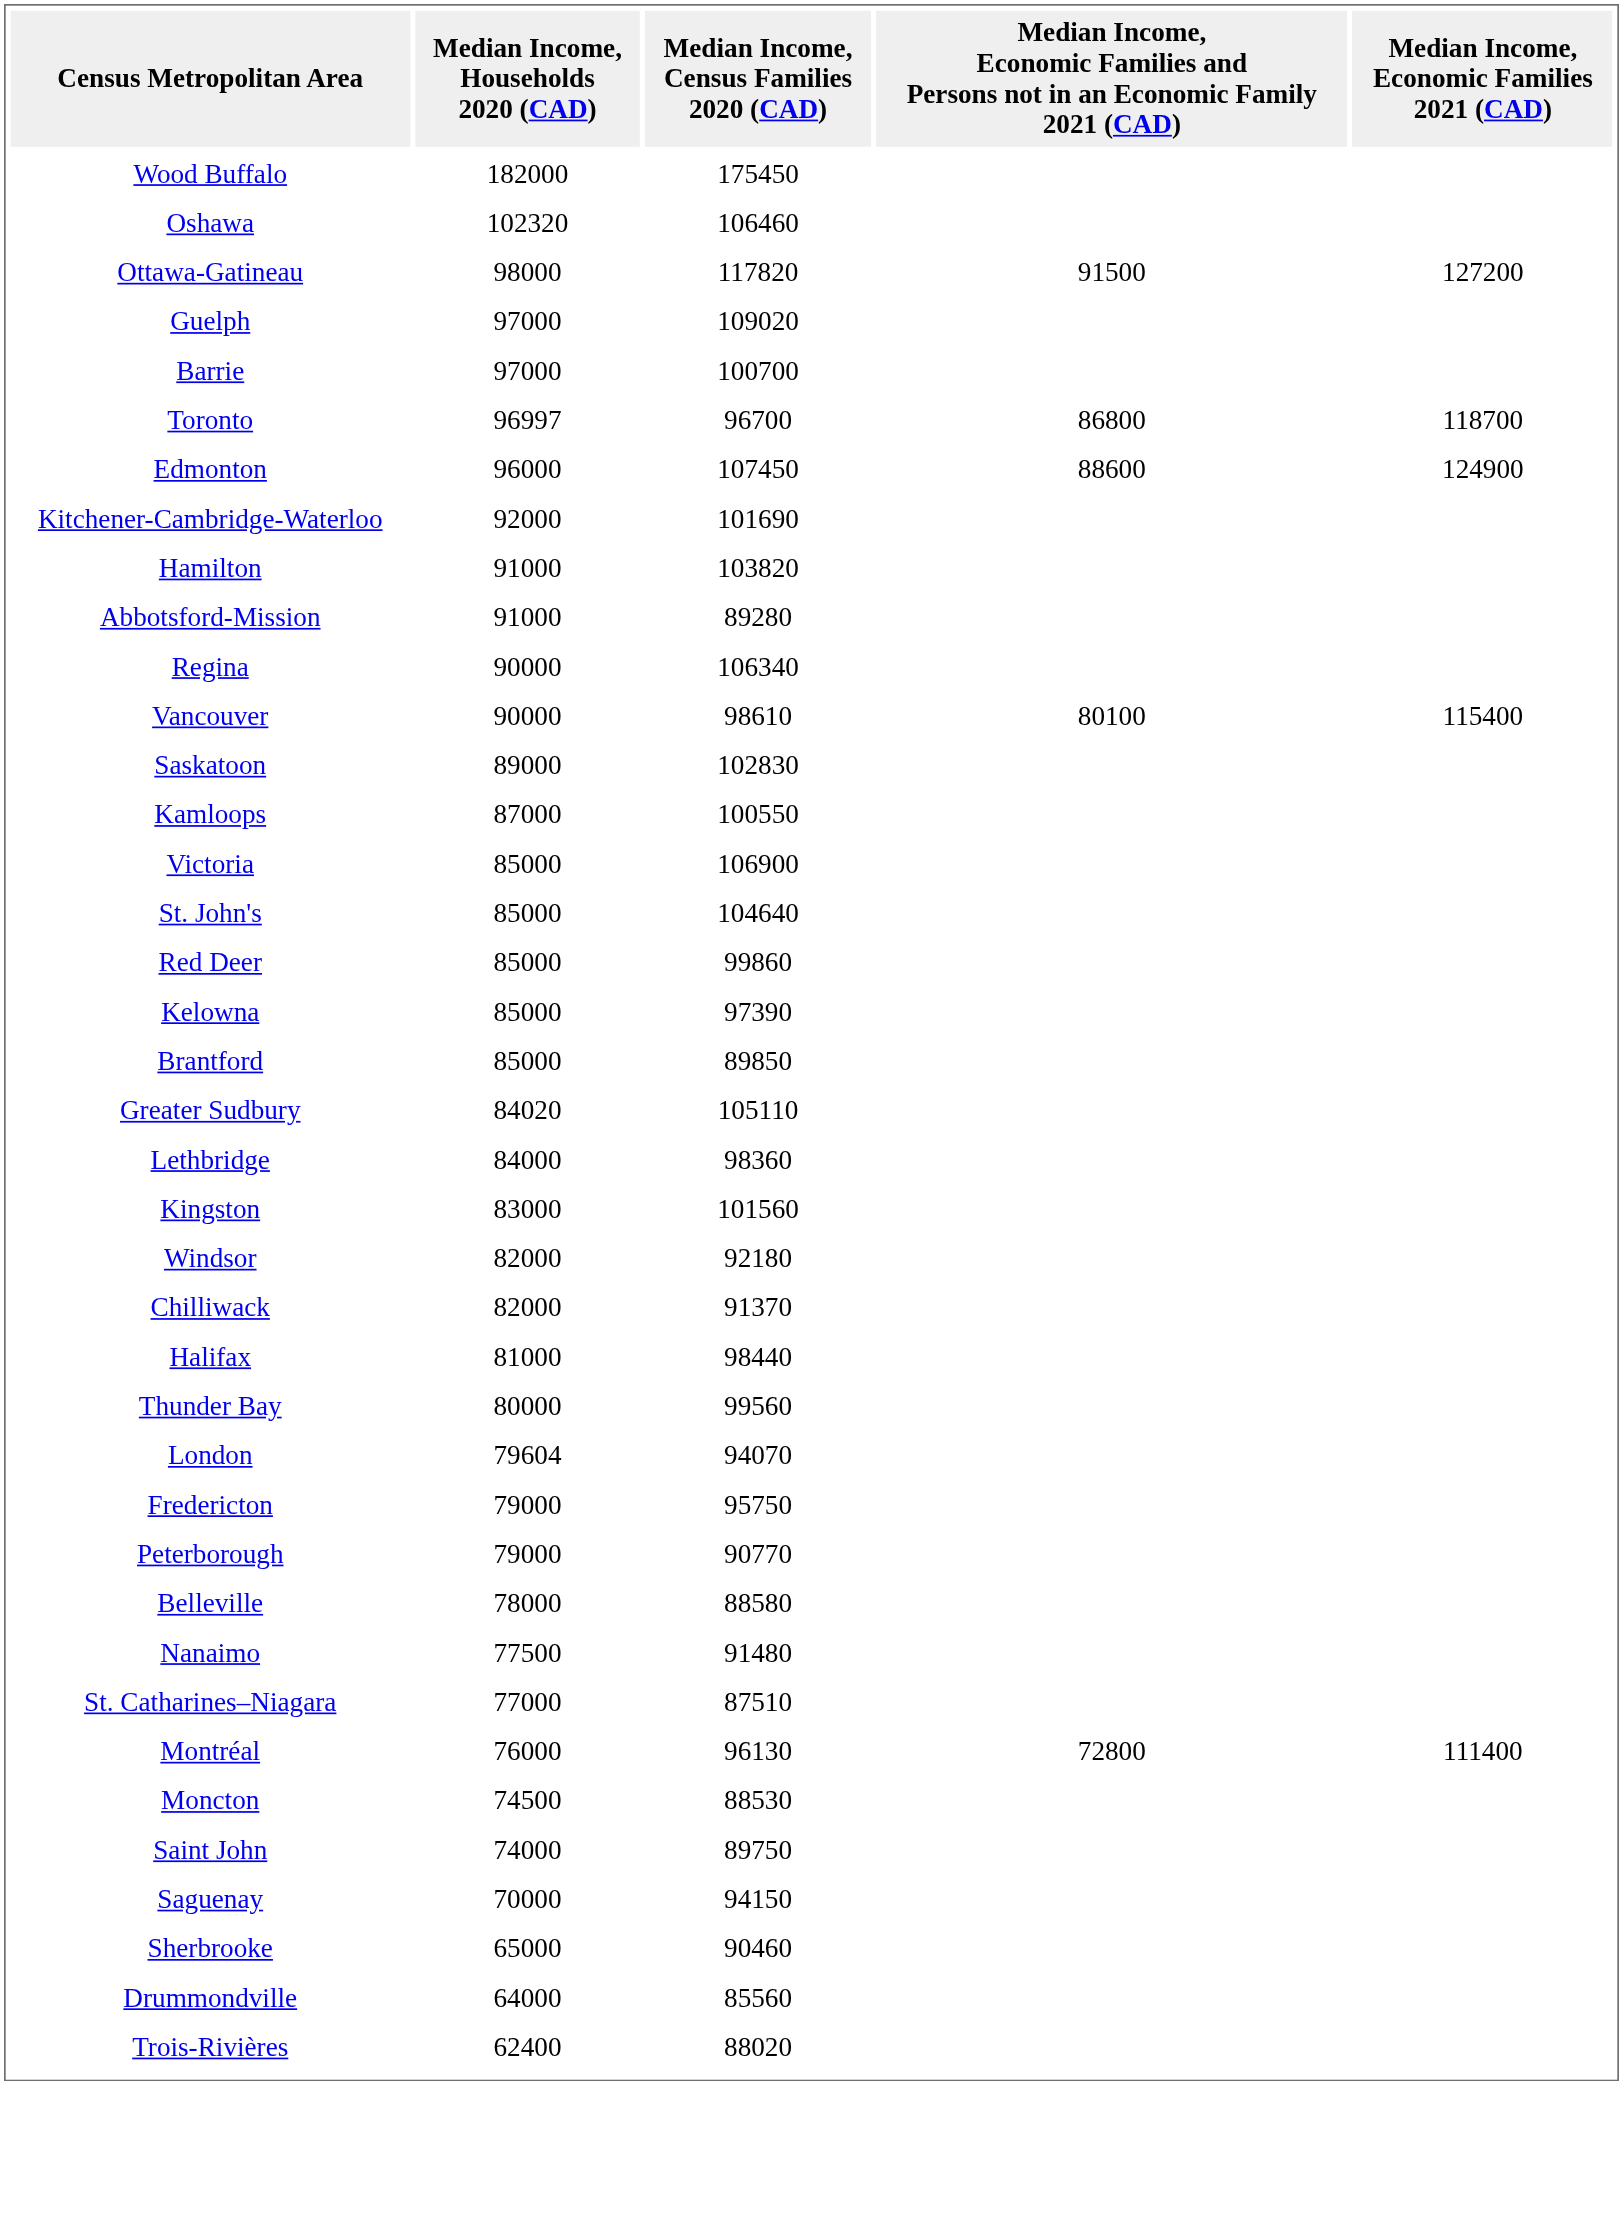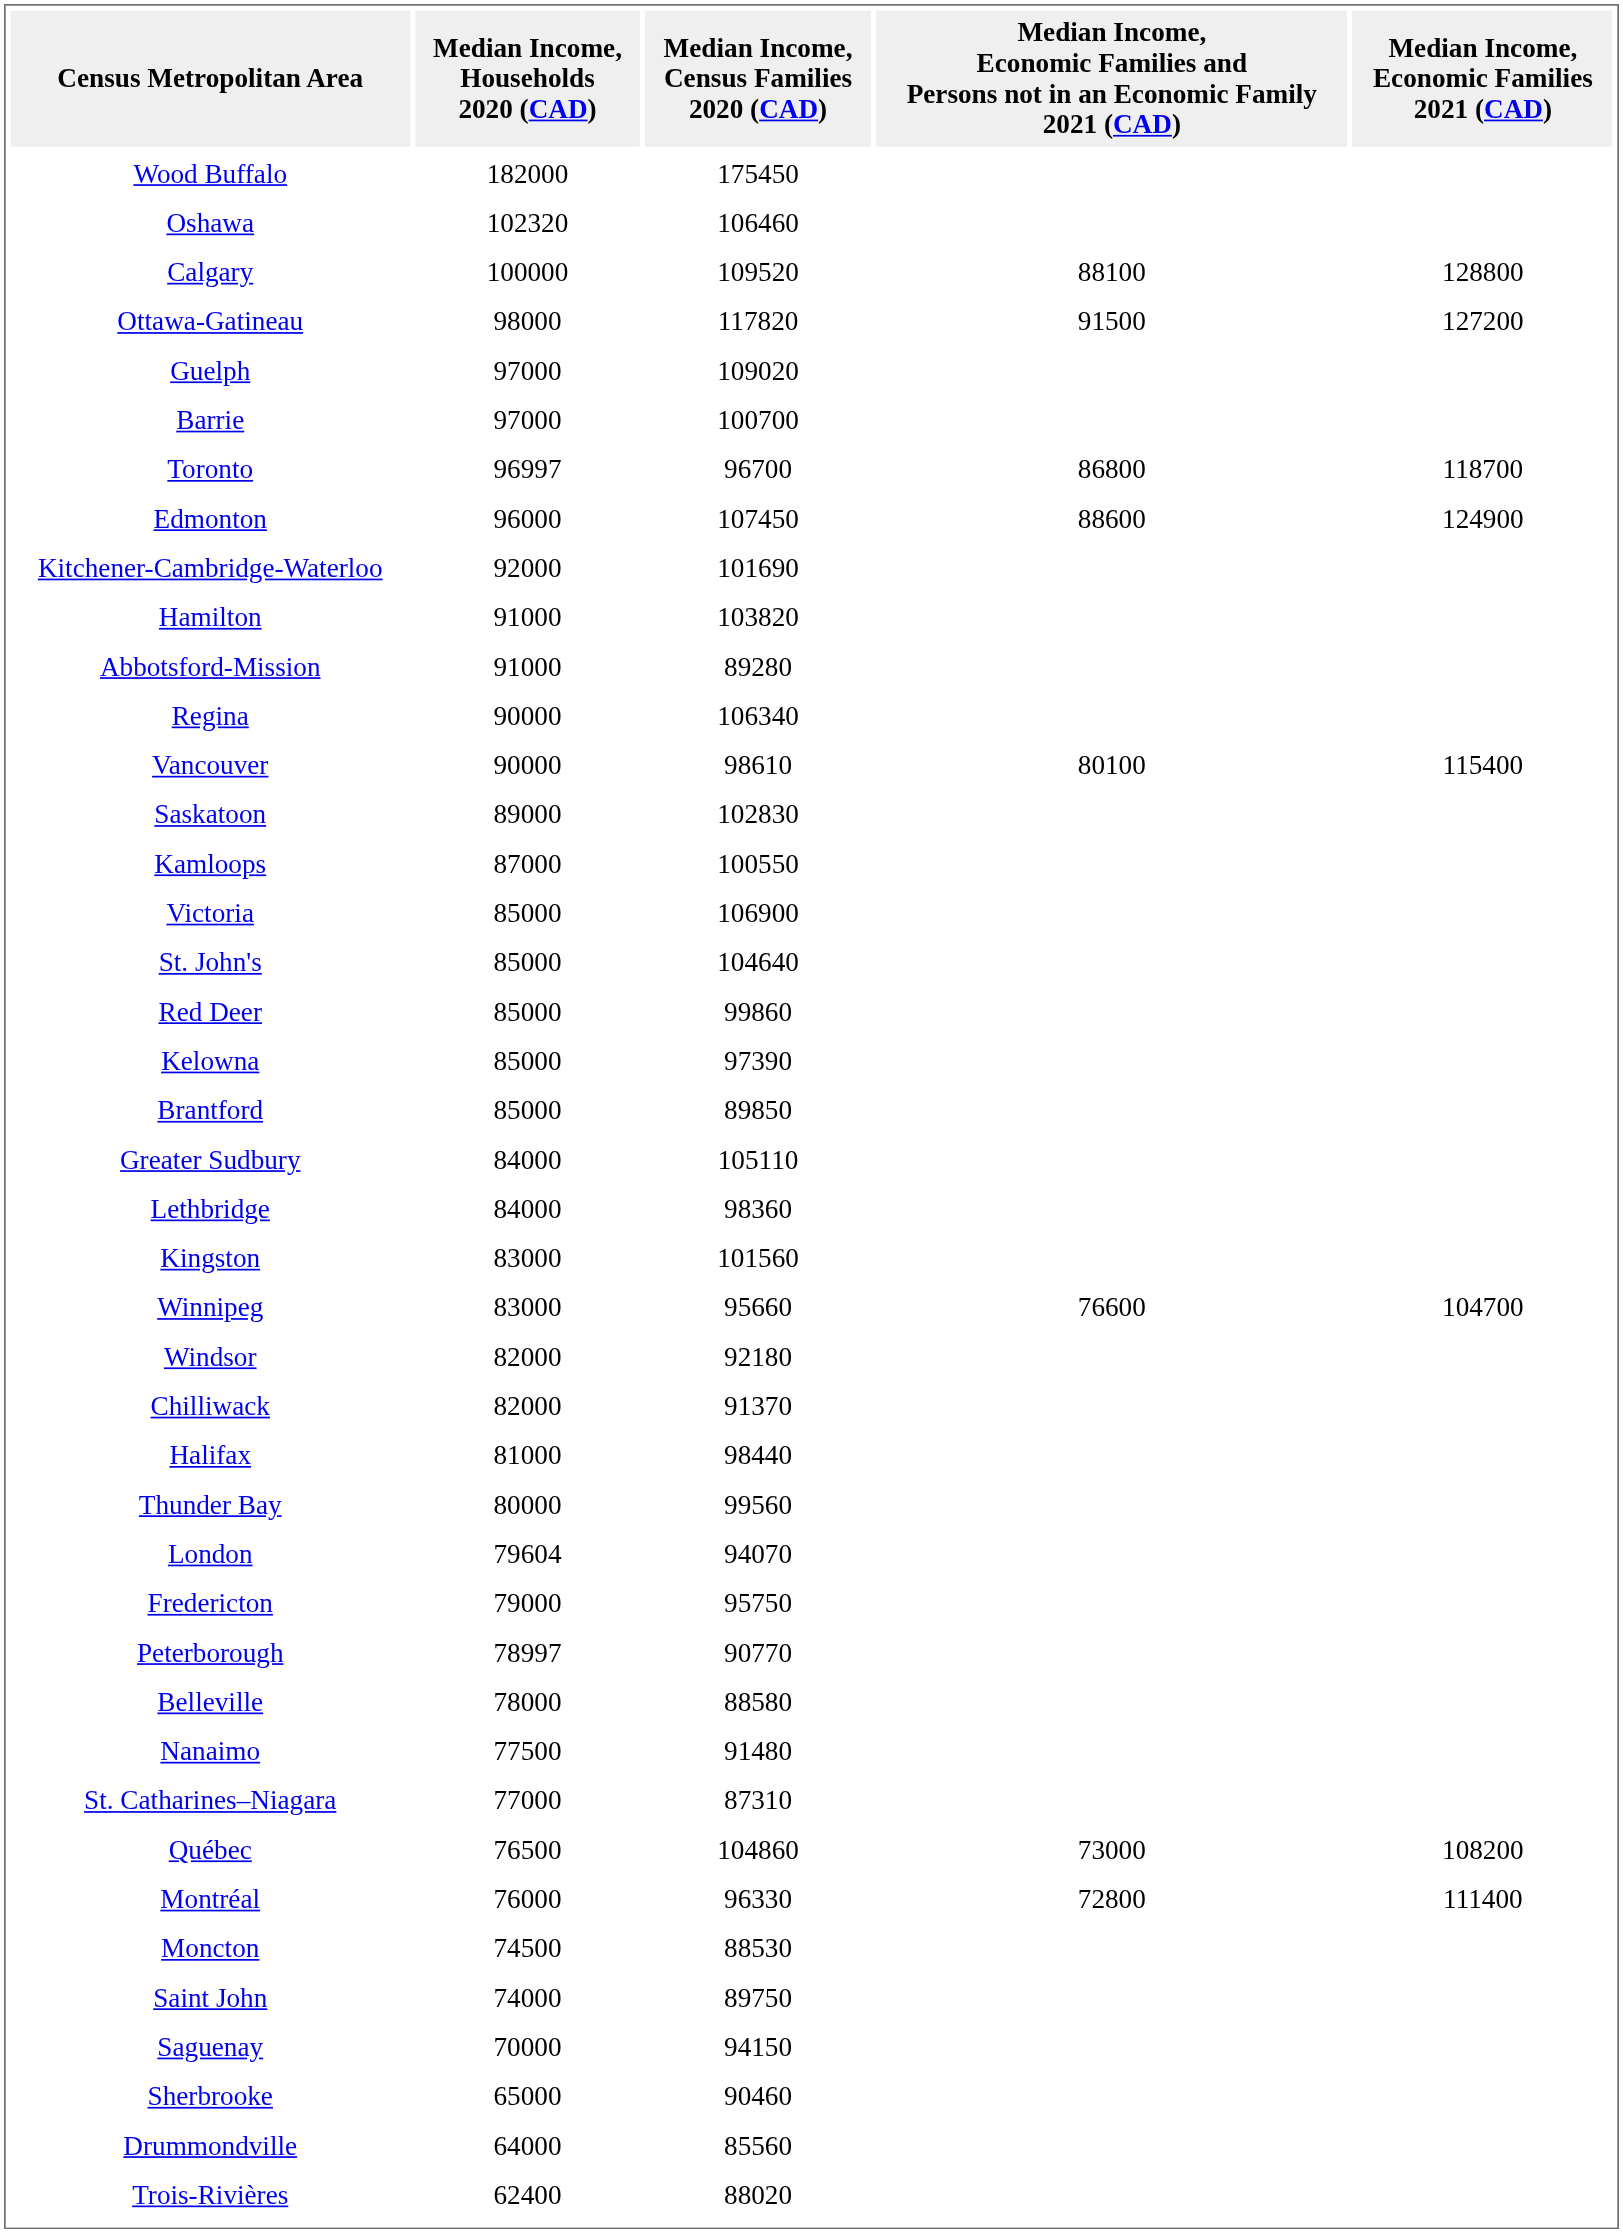+ row: (210, 272)
(527, 1110) 84020 -> (527, 1159) 84000
+ row: (210, 1307)
(527, 1554) 79000 -> (527, 1652) 78997
(758, 1701) 87510 -> (758, 1800) 87310
+ row: (210, 1849)
(758, 1751) 96130 -> (758, 1899) 96330
